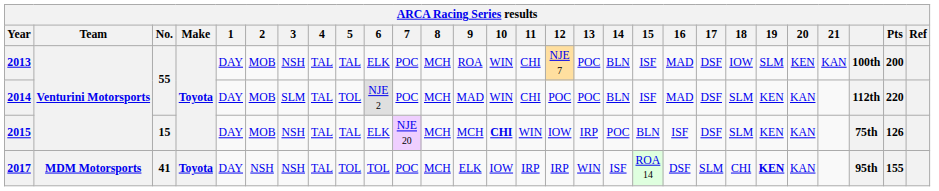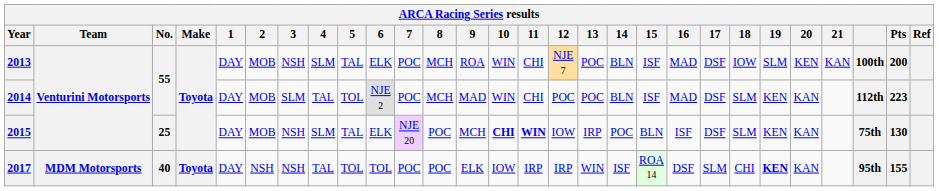(322, 62) TAL -> (323, 62) SLM
(895, 97) 220 -> (898, 97) 223
(164, 132) 15 -> (164, 132) 25
(322, 132) TAL -> (323, 132) SLM
(437, 132) MCH -> (440, 132) POC
(531, 132) normal -> (533, 132) bold
(895, 132) 126 -> (898, 132) 130
(164, 167) 41 -> (164, 167) 40
(437, 167) MCH -> (440, 167) POC
